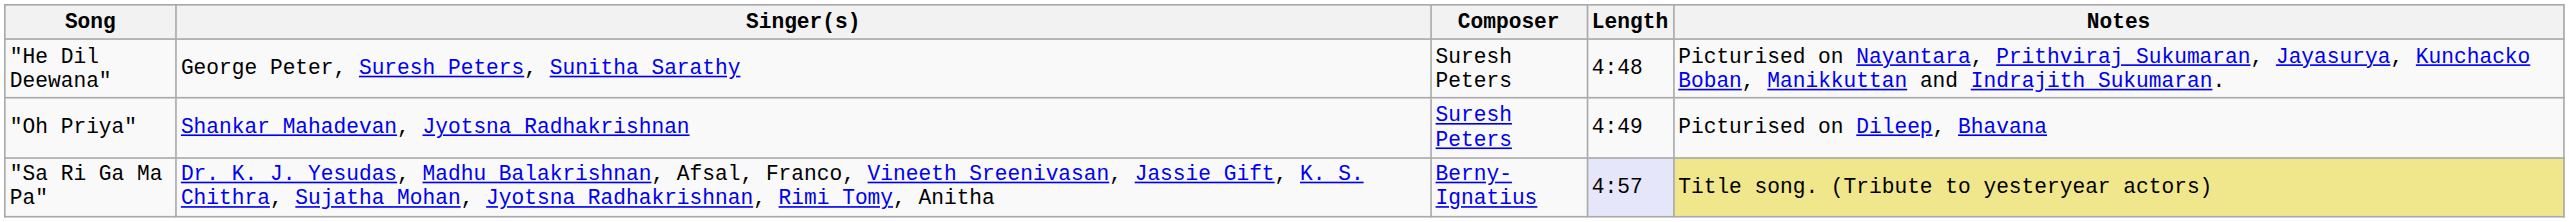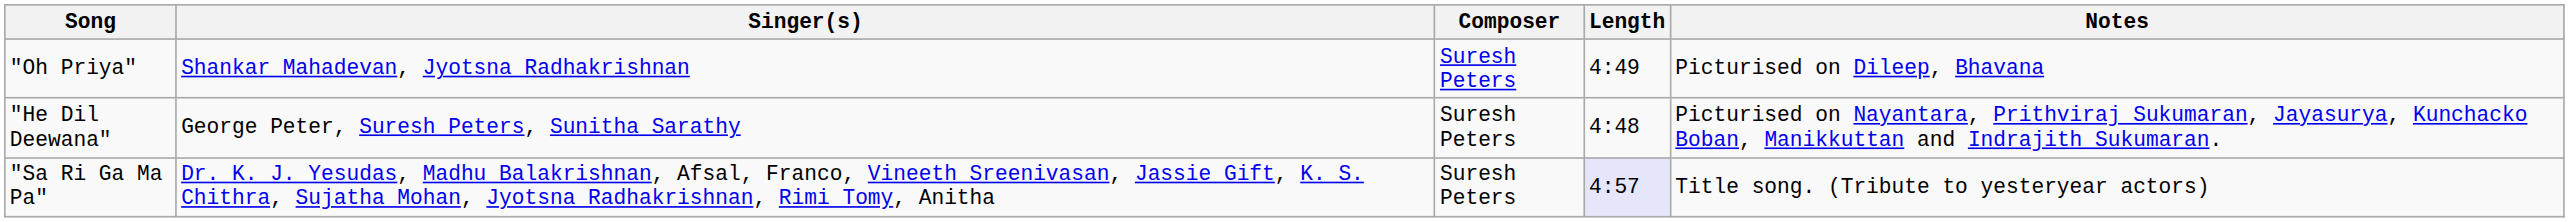rows swapped: (73, 128) <-> (61, 69)
(1486, 187) Berny-Ignatius -> (1478, 187) Suresh Peters
(1945, 187) khaki background -> (1942, 187) no background
